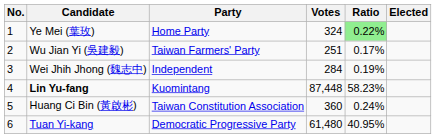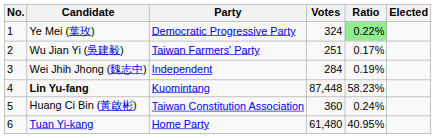(180, 31) Home Party -> (224, 31) Democratic Progressive Party
(224, 124) Democratic Progressive Party -> (180, 124) Home Party
